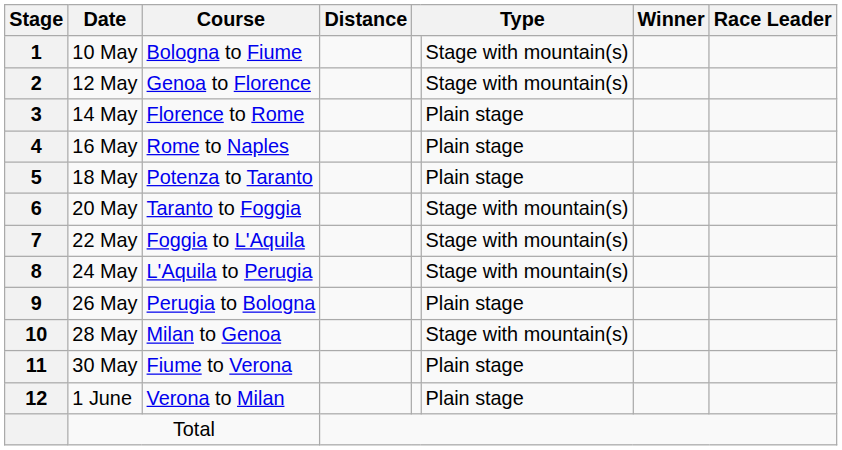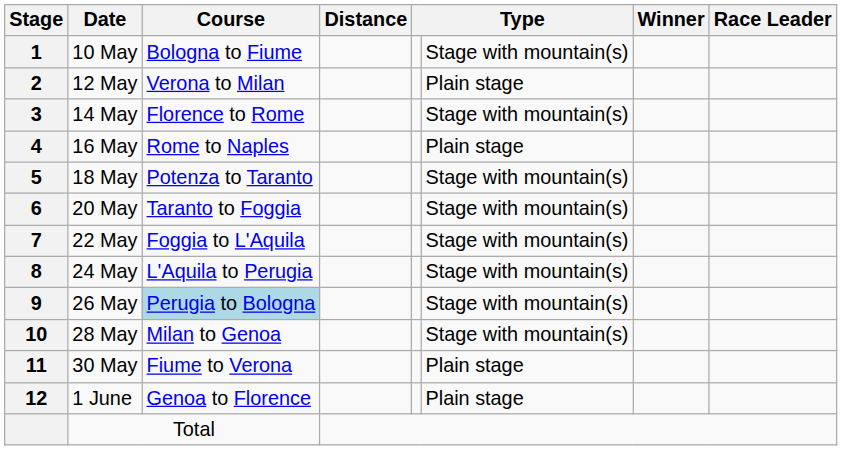(229, 83) Genoa to Florence -> (216, 83) Verona to Milan
(527, 83) Stage with mountain(s) -> (475, 83) Plain stage
(475, 114) Plain stage -> (527, 114) Stage with mountain(s)
(475, 177) Plain stage -> (527, 177) Stage with mountain(s)
(231, 303) no background -> (231, 303) lightblue background
(475, 303) Plain stage -> (527, 303) Stage with mountain(s)
(216, 397) Verona to Milan -> (229, 397) Genoa to Florence
